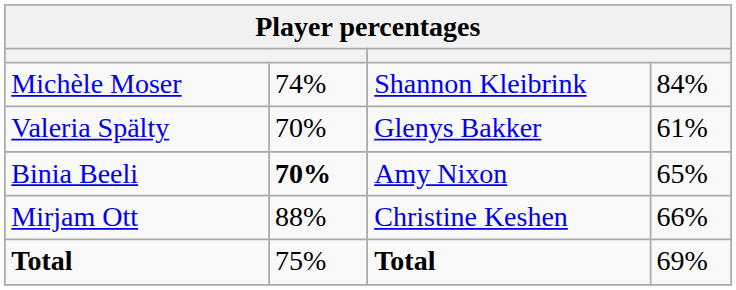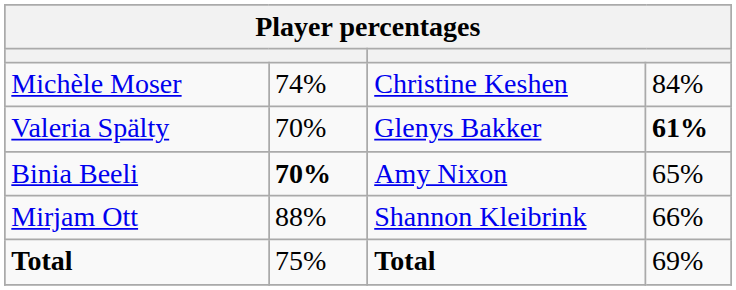(480, 84) Shannon Kleibrink -> (471, 84) Christine Keshen
(682, 128) normal -> (680, 128) bold
(471, 217) Christine Keshen -> (480, 217) Shannon Kleibrink
